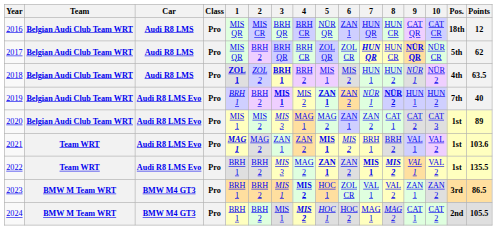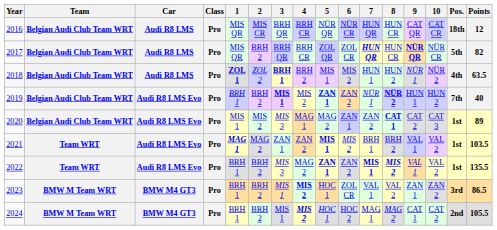(349, 29) ZAN 1 -> (349, 29) NÜR CR
(479, 52) 62 -> (479, 52) 82
(393, 121) normal -> (393, 121) bold
(479, 144) 103.6 -> (479, 144) 103.5
